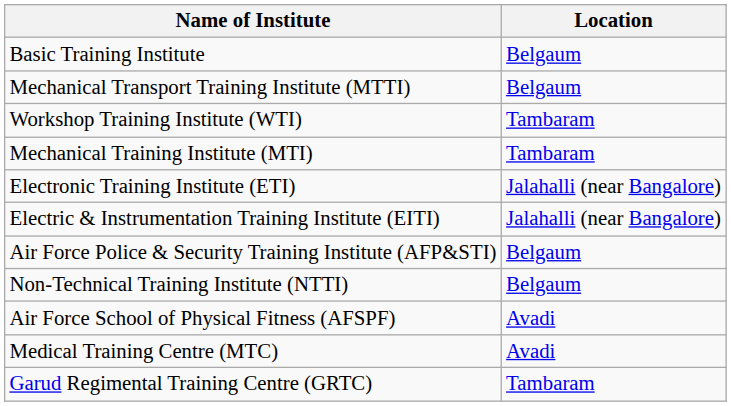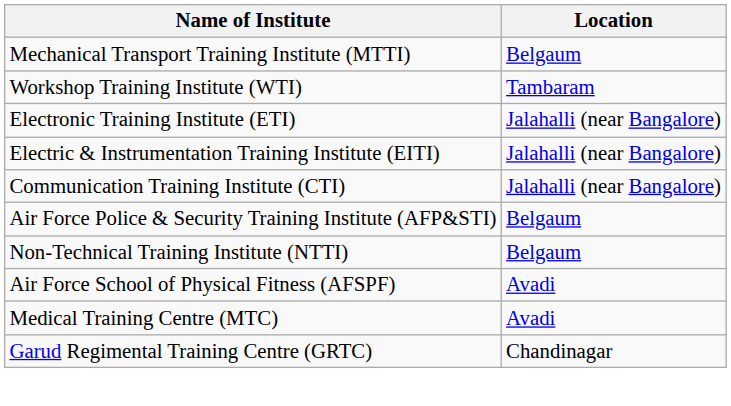- row: (107, 53)
- row: (161, 152)
+ row: (177, 185)
(550, 383) Tambaram -> (559, 350) Chandinagar
